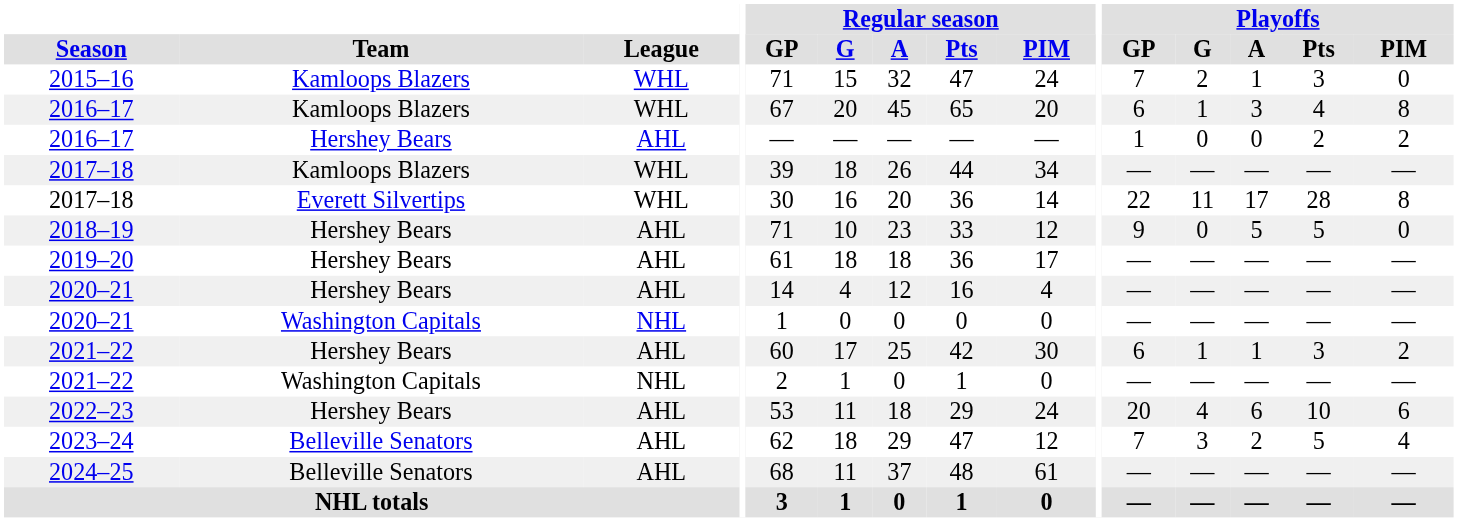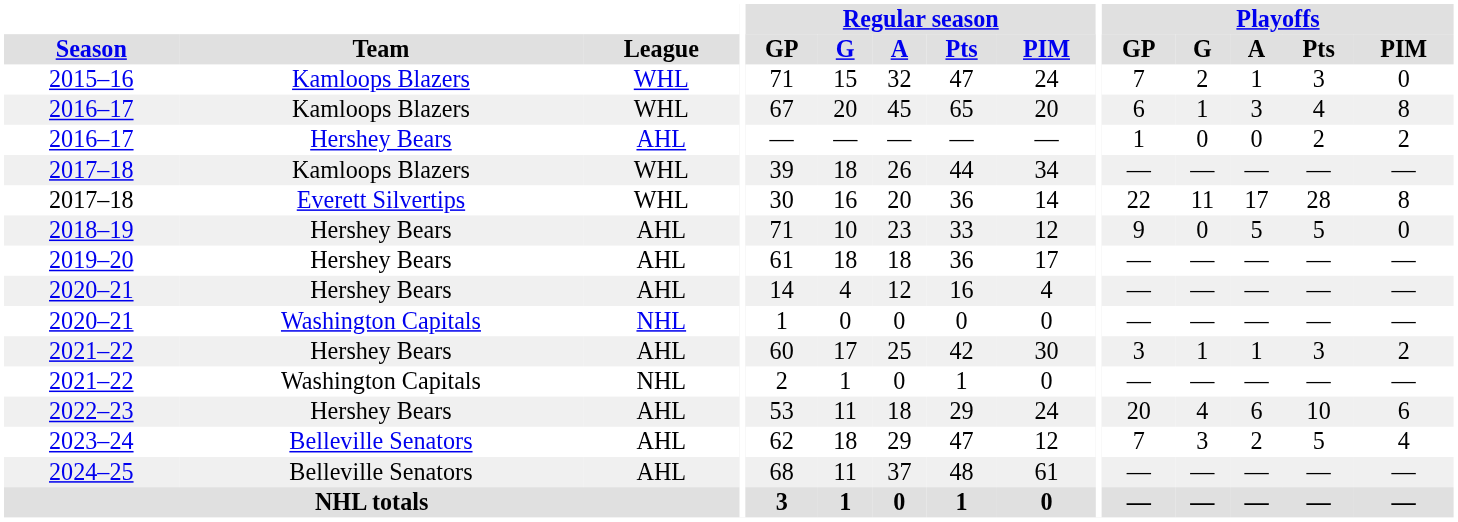(1139, 351) 6 -> (1139, 351) 3
